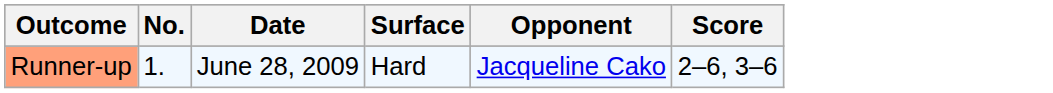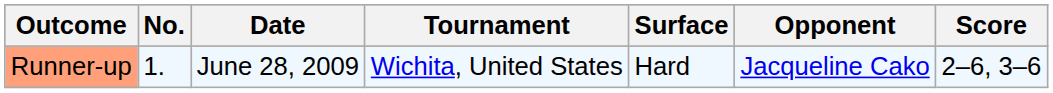+ column: (497, 24)
